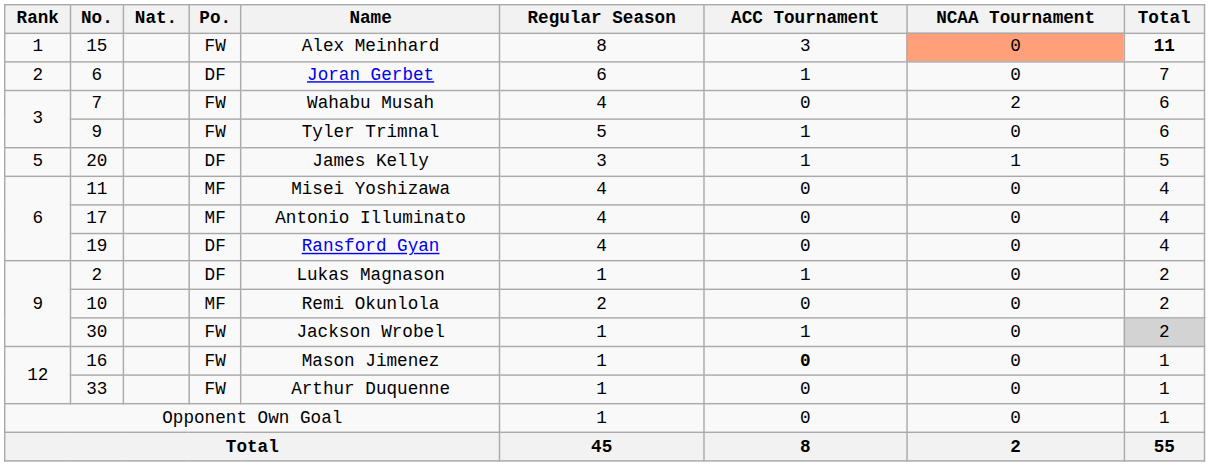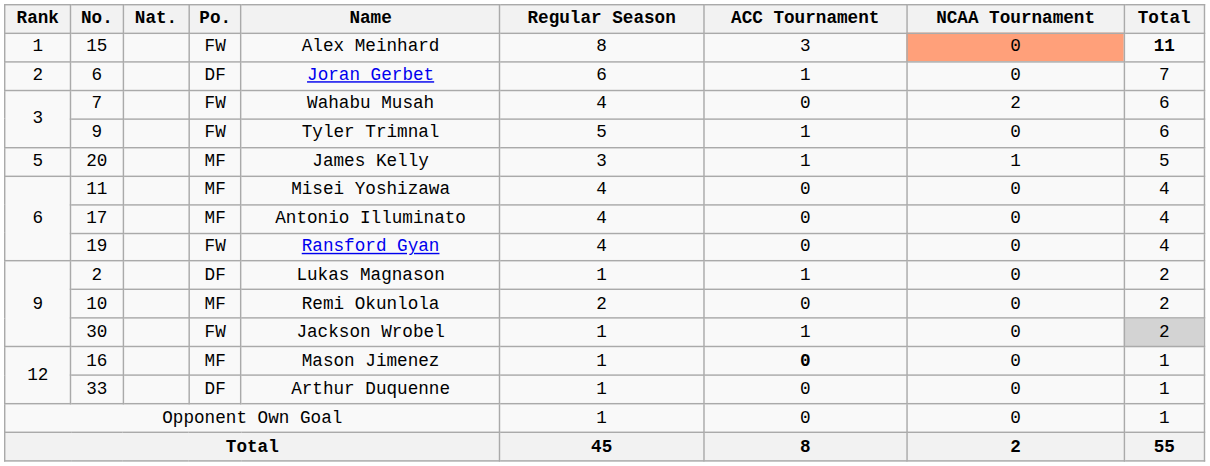(215, 162) DF -> (215, 162) MF
(215, 247) DF -> (215, 247) FW
(215, 361) FW -> (215, 361) MF
(215, 390) FW -> (215, 390) DF
